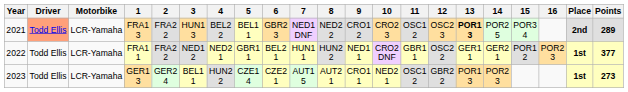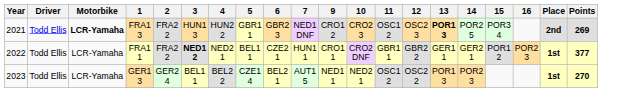- column: (331, 12)
(48, 30) lightsalmon background -> (48, 30) no background
(96, 30) normal -> (97, 30) bold
(221, 30) BEL2 2 -> (222, 30) HUN2 2
(248, 30) BEL1 1 -> (250, 30) GBR1 1
(608, 30) 289 -> (582, 30) 269
(193, 53) normal -> (195, 53) bold
(248, 53) GBR1 1 -> (250, 53) BEL1 1
(276, 53) BEL2 1 -> (278, 53) CZE2 1
(359, 53) NED1 1 -> (333, 53) CRO1 1
(442, 53) OSC2 2 -> (416, 53) GBR2 2
(221, 76) HUN2 2 -> (222, 76) BEL2 2
(276, 76) CZE2 1 -> (278, 76) BEL2 1
(359, 76) CRO1 1 -> (333, 76) NED1 1
(442, 76) GBR2 2 -> (416, 76) OSC2 2
(608, 76) 273 -> (582, 76) 270
